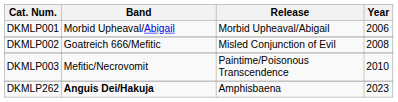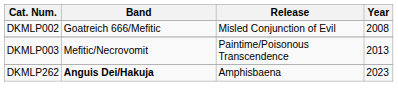- row: (33, 28)
(378, 67) 2010 -> (378, 50) 2013
